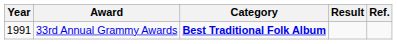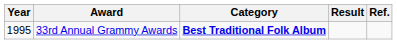(19, 30) 1991 -> (19, 30) 1995
